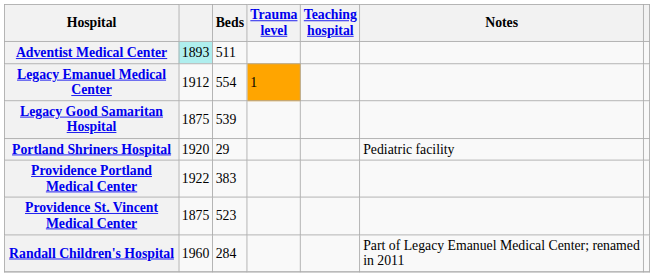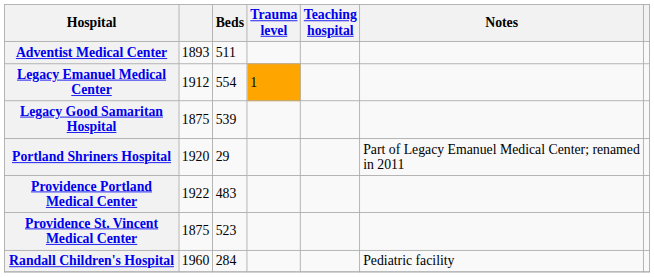(196, 52) paleturquoise background -> (196, 52) no background
(409, 149) Pediatric facility -> (501, 156) Part of Legacy Emanuel Medical Center; renamed in 2011
(226, 178) 383 -> (226, 194) 483
(501, 253) Part of Legacy Emanuel Medical Center; renamed in 2011 -> (409, 261) Pediatric facility
